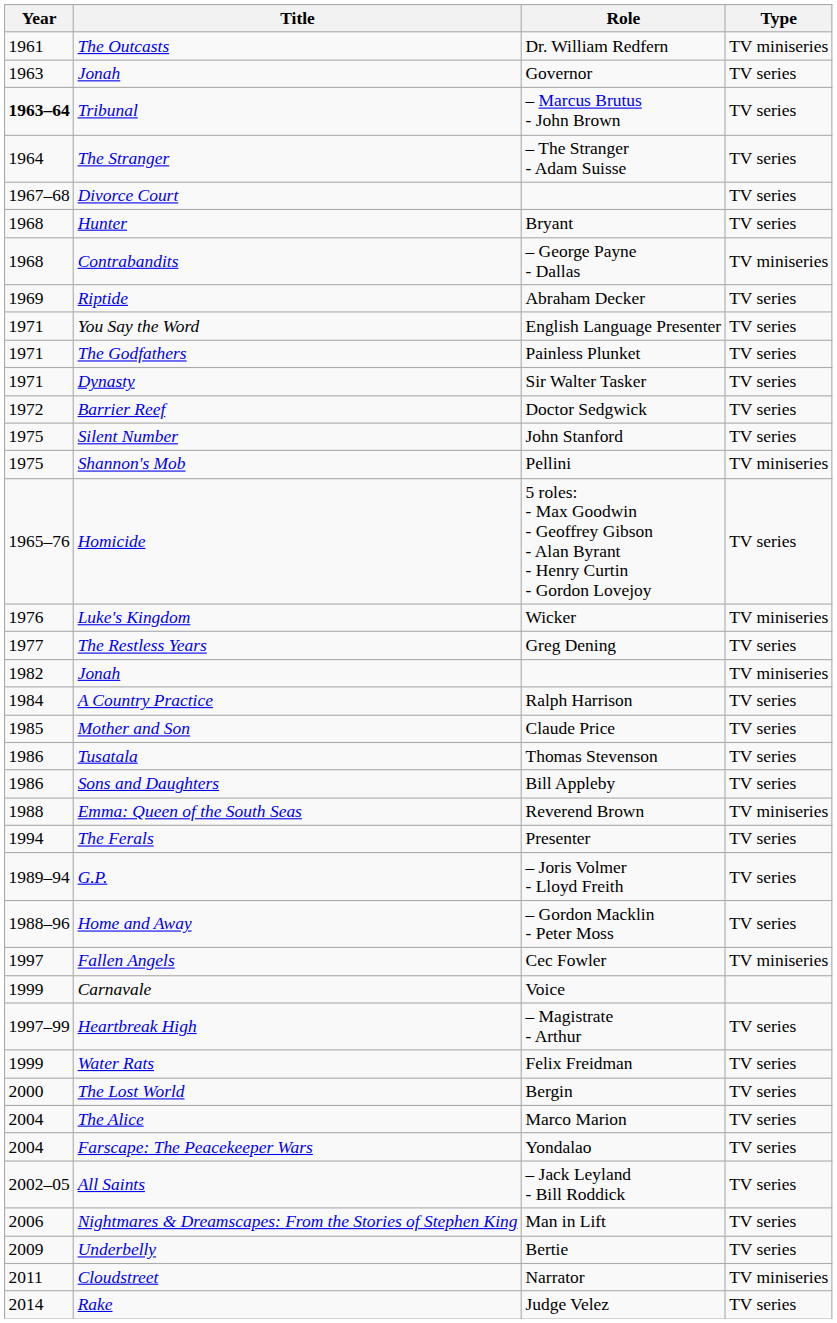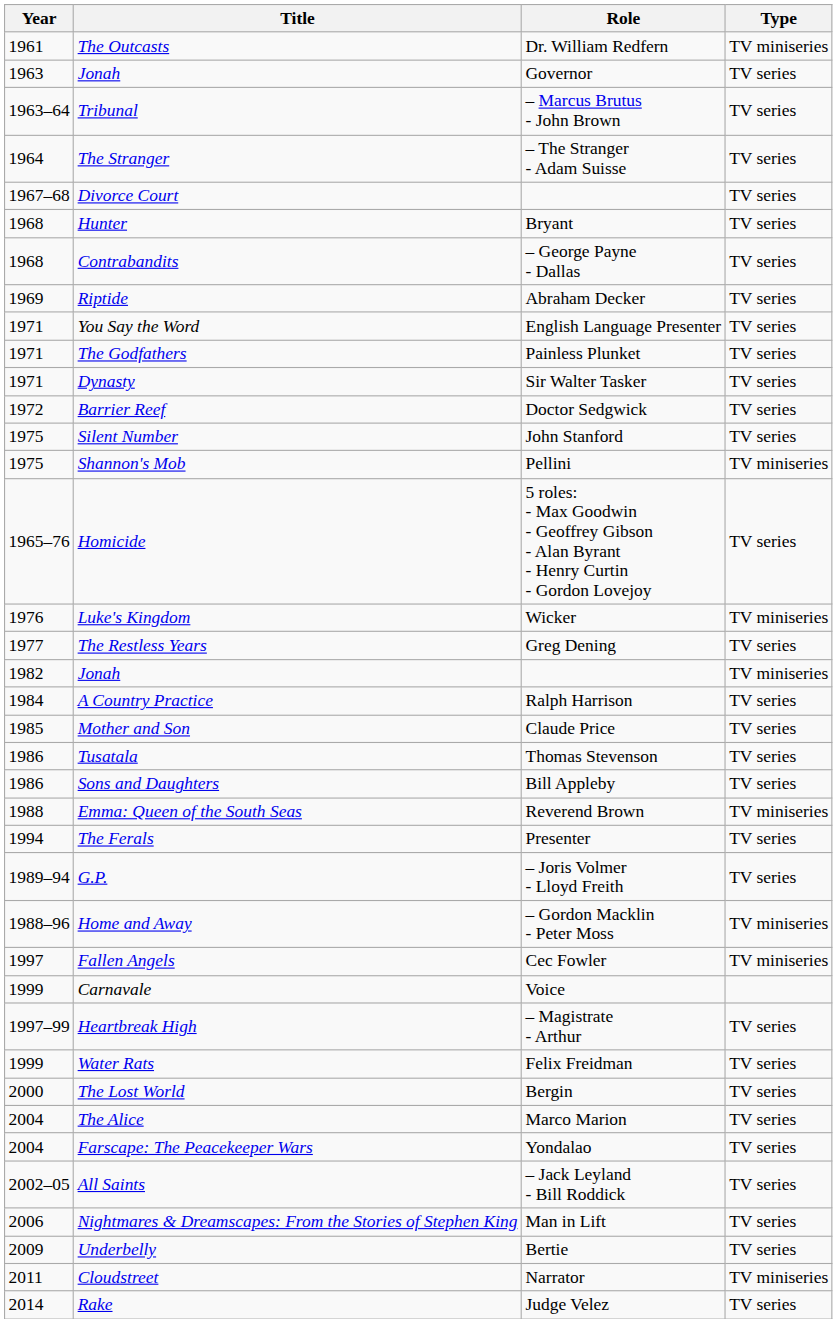(39, 111) bold -> (39, 111) normal
(779, 260) TV miniseries -> (763, 260) TV series
(763, 923) TV series -> (779, 923) TV miniseries
